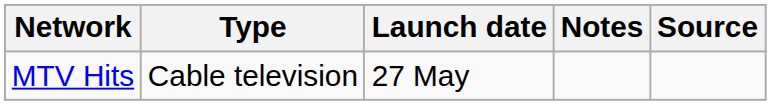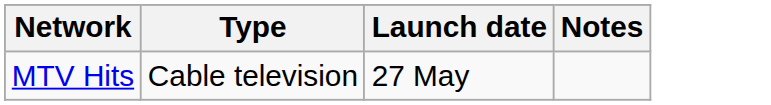- column: (708, 28)
